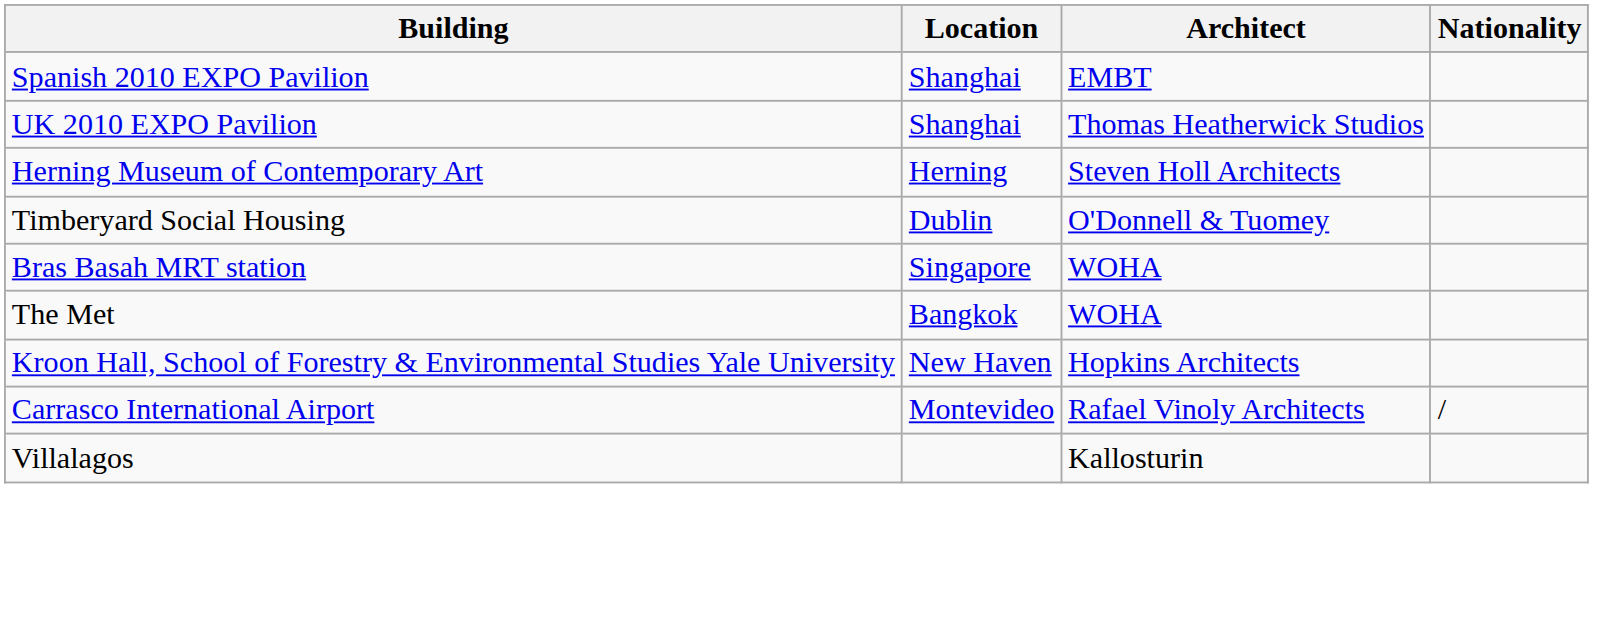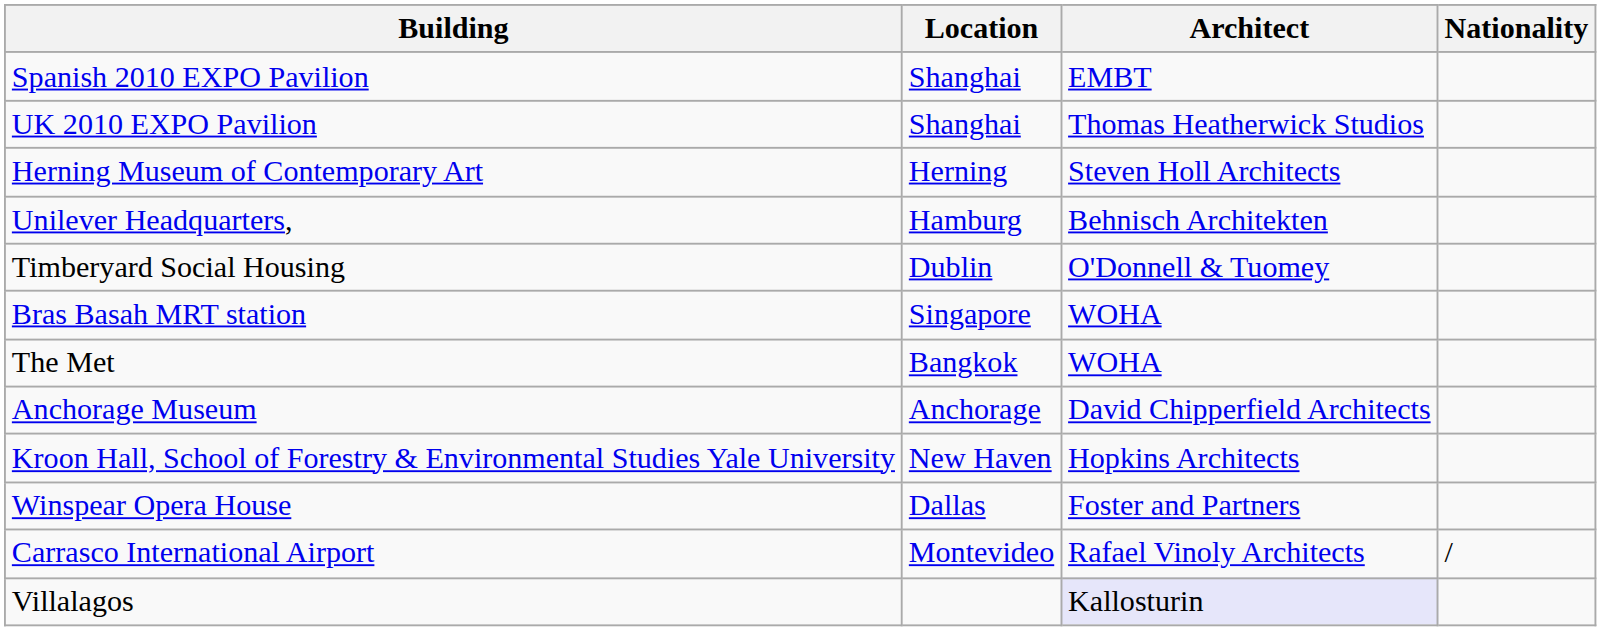+ row: (152, 219)
+ row: (134, 409)
+ row: (152, 505)
(1136, 457) no background -> (1136, 600) lavender background
